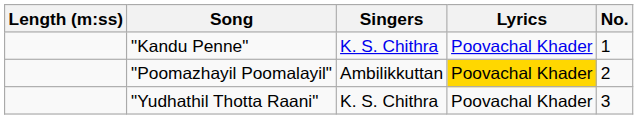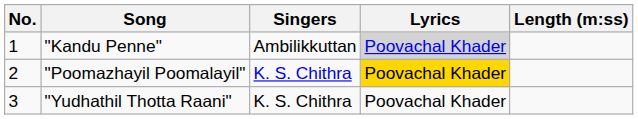columns swapped: (615, 18) <-> (66, 18)
(389, 46) K. S. Chithra -> (305, 46) Ambilikkuttan
(522, 46) no background -> (435, 46) lightgrey background
(392, 73) Ambilikkuttan -> (303, 73) K. S. Chithra
